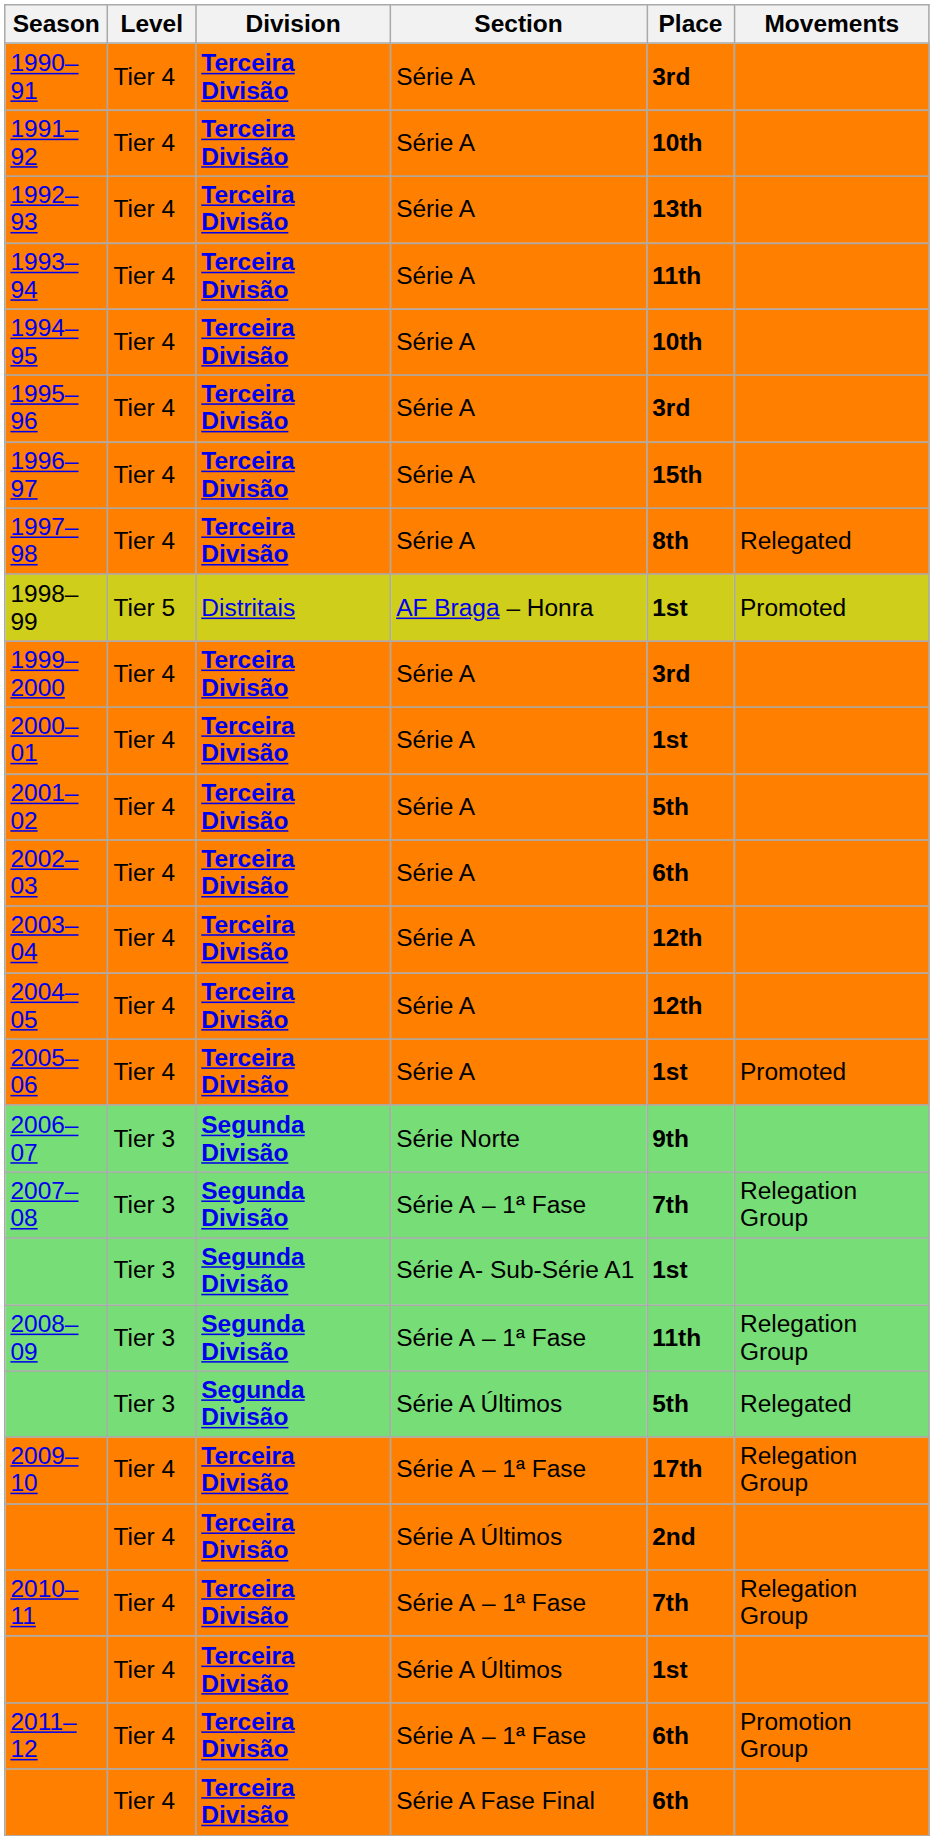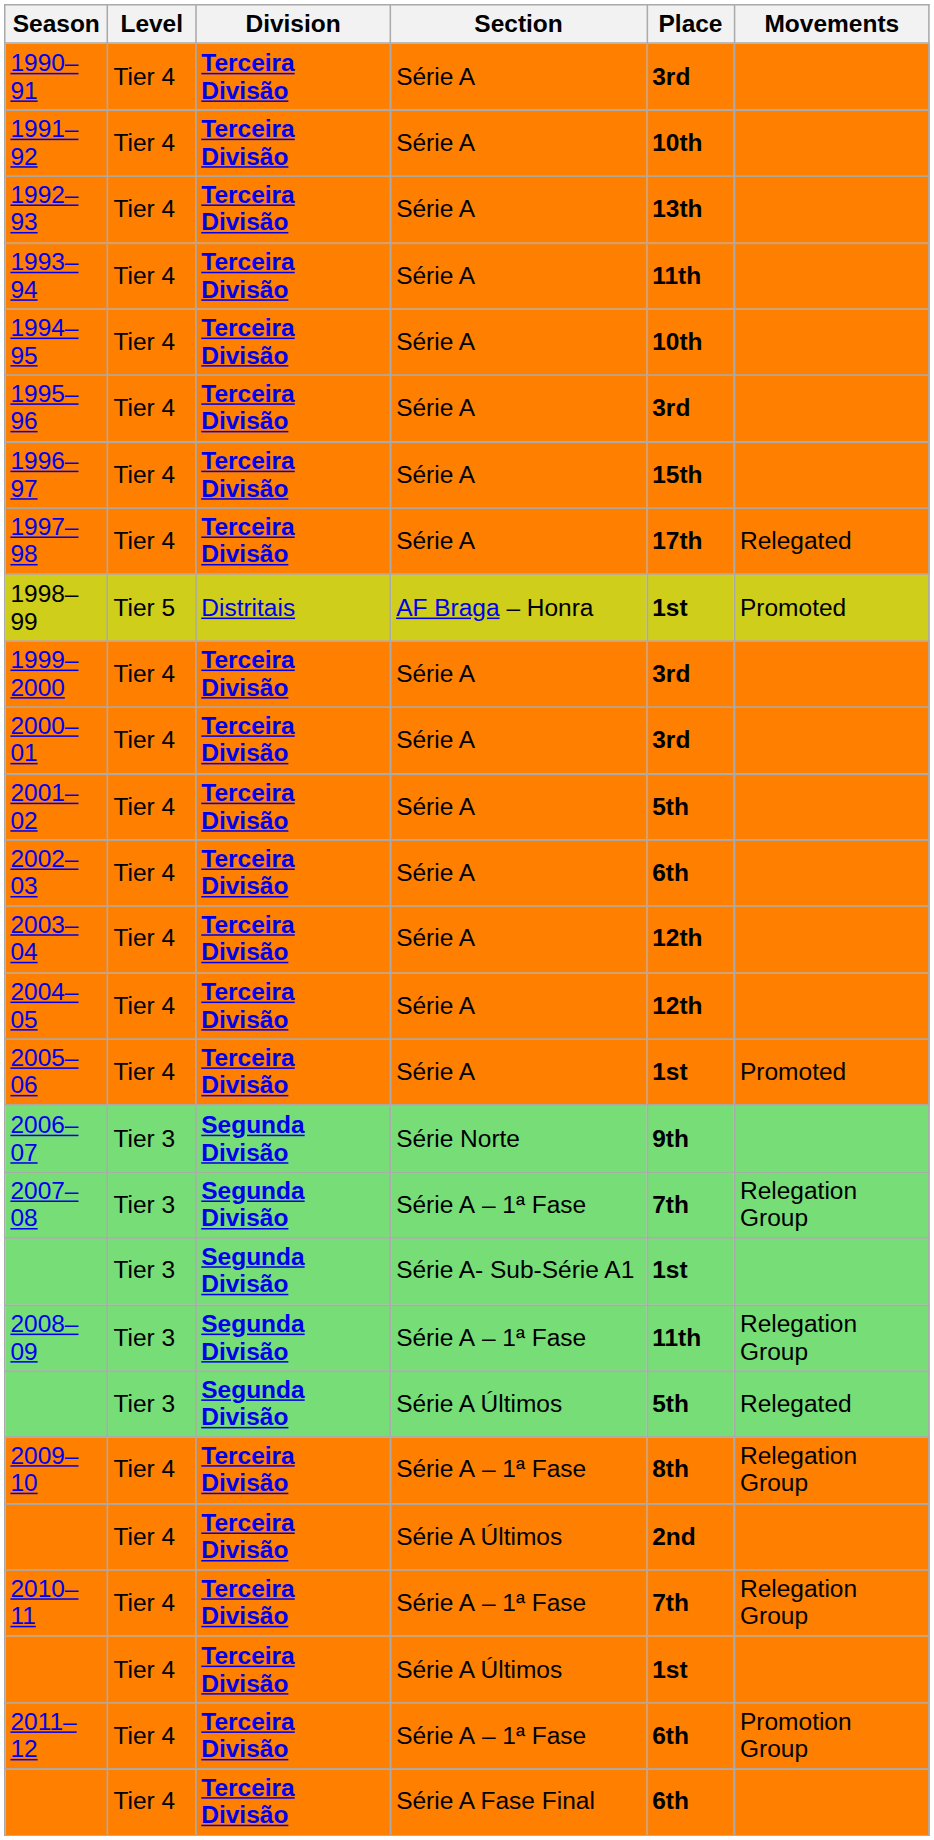(671, 541) 8th -> (677, 541) 17th
(670, 740) 1st -> (671, 740) 3rd
(677, 1470) 17th -> (671, 1470) 8th
